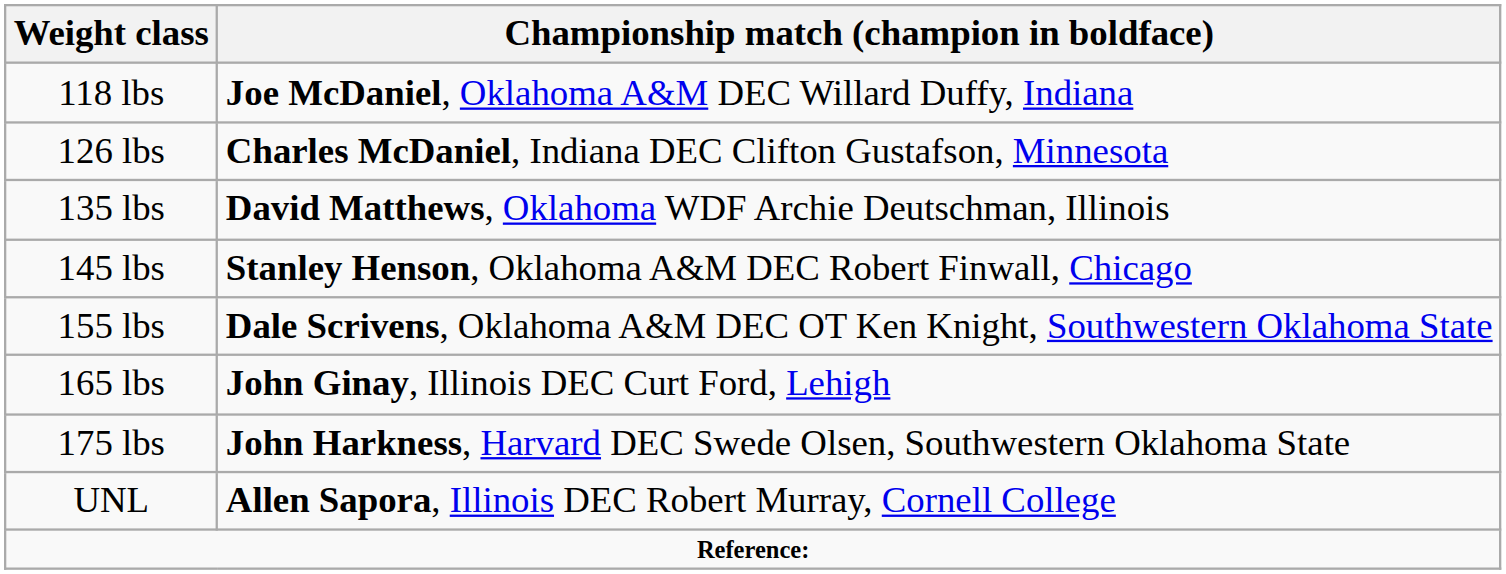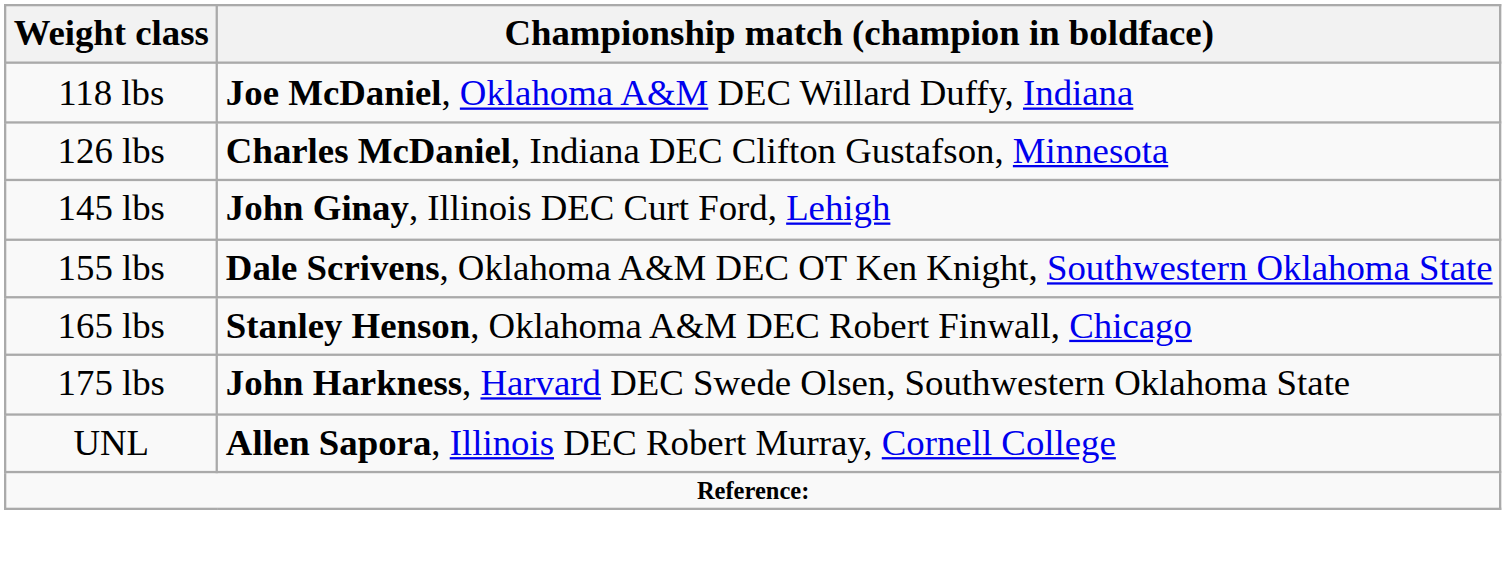- row: (111, 208)
(709, 267) Stanley Henson, Oklahoma A&M DEC Robert Finwall, Chicago -> (558, 208) John Ginay, Illinois DEC Curt Ford, Lehigh
(558, 383) John Ginay, Illinois DEC Curt Ford, Lehigh -> (709, 325) Stanley Henson, Oklahoma A&M DEC Robert Finwall, Chicago
